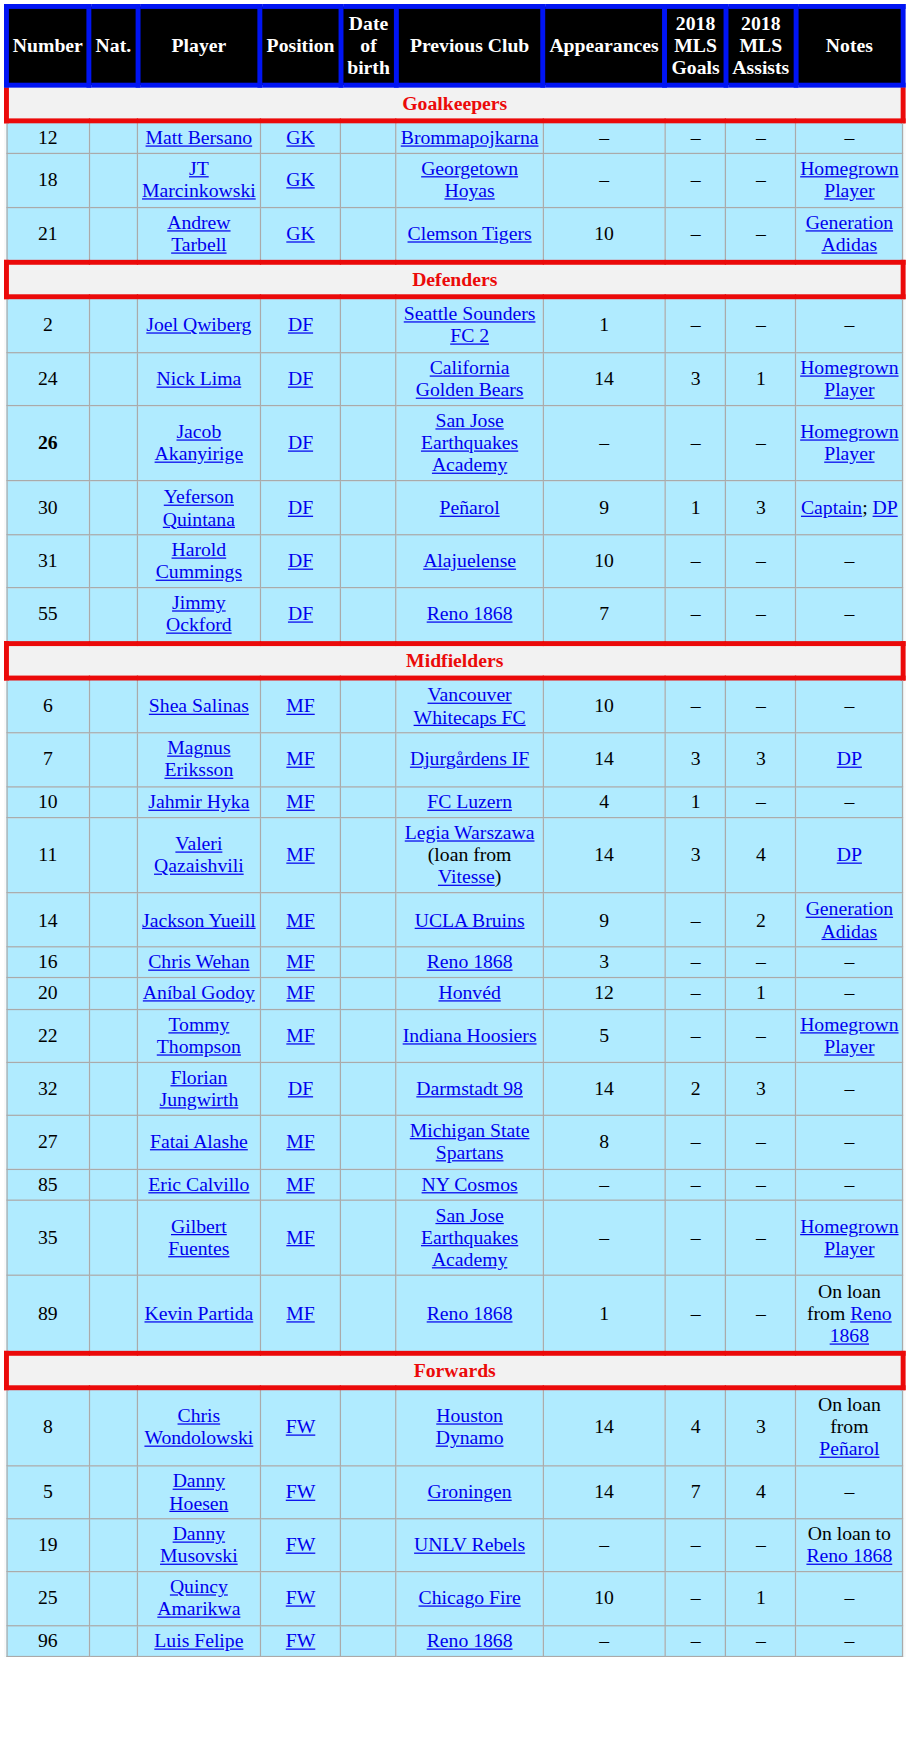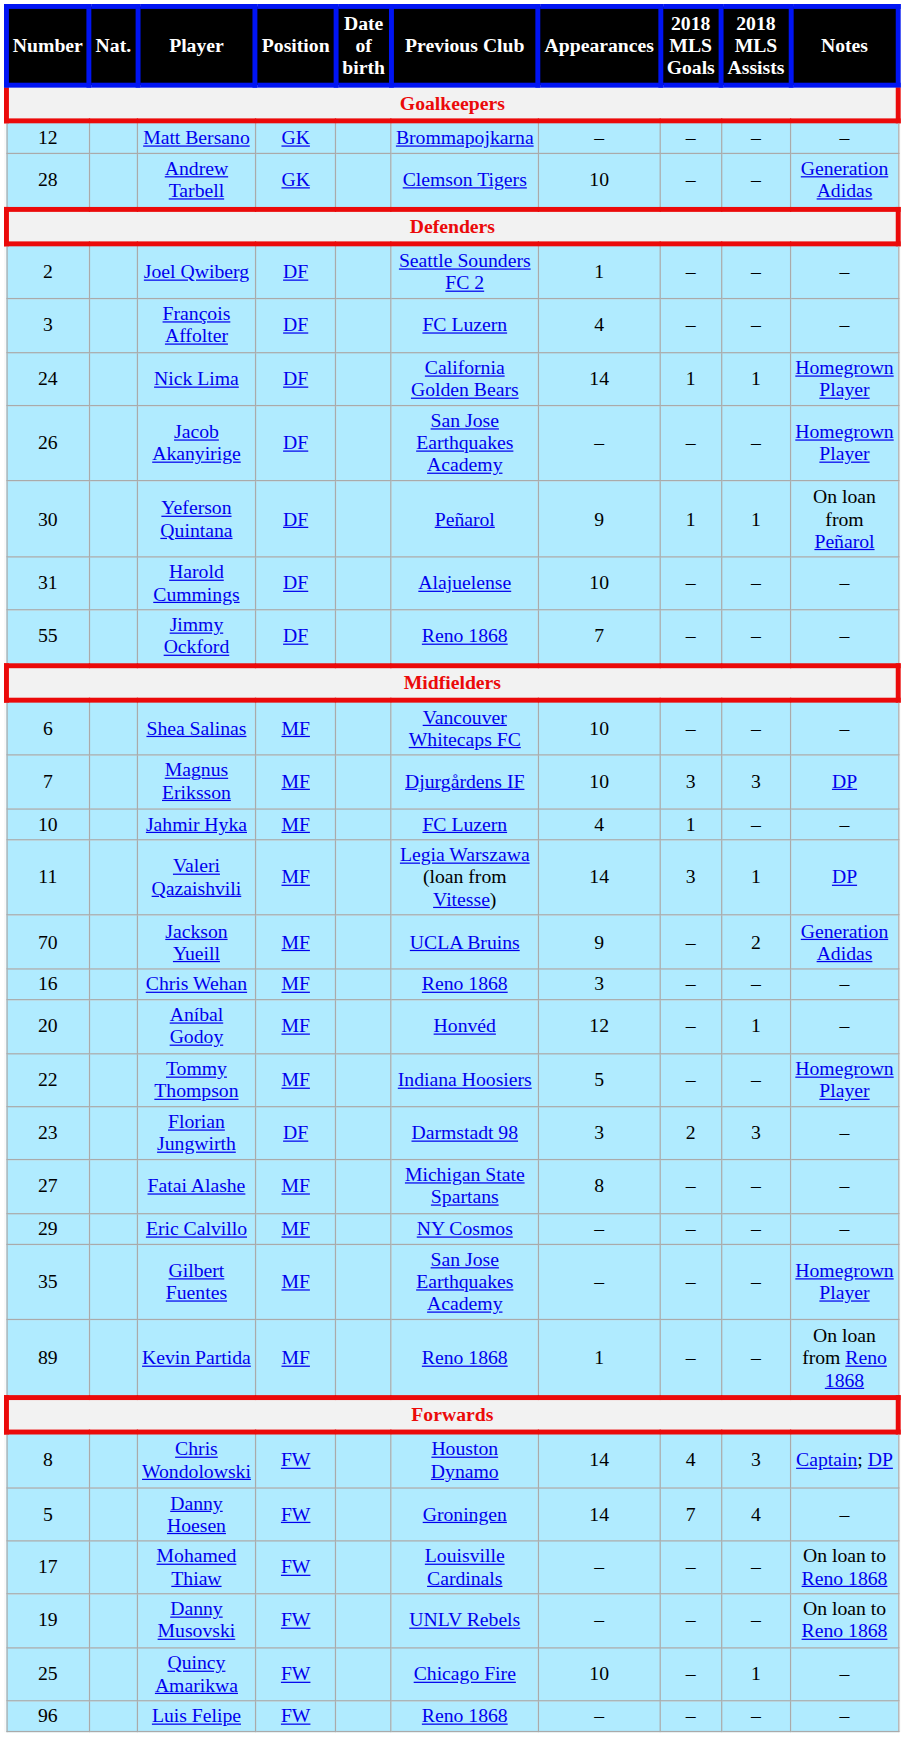- row: (199, 180)
(48, 233) 21 -> (48, 180) 28
+ row: (196, 325)
(696, 378) 3 -> (691, 378) 1
(48, 443) bold -> (48, 443) normal
(761, 507) 3 -> (756, 518) 1
(849, 507) Captain; DP -> (845, 518) On loan from Peñarol
(604, 759) 14 -> (599, 781) 10
(761, 855) 4 -> (756, 877) 1
(48, 919) 14 -> (48, 941) 70
(48, 1088) 32 -> (48, 1133) 23
(604, 1088) 14 -> (599, 1133) 3
(48, 1184) 85 -> (48, 1228) 29
(849, 1427) On loan from Peñarol -> (845, 1460) Captain; DP
+ row: (196, 1567)
